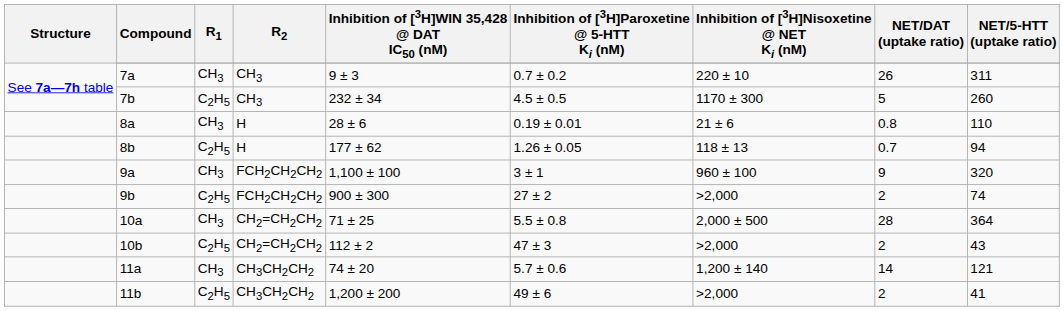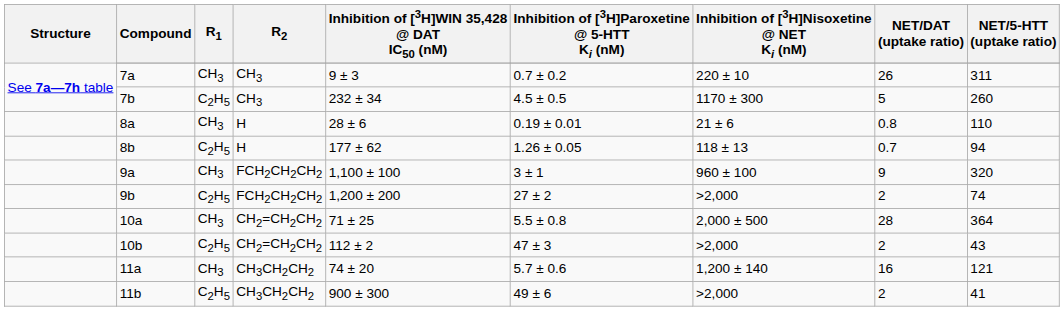(359, 196) 900 ± 300 -> (365, 196) 1,200 ± 200
(885, 269) 14 -> (885, 269) 16
(365, 293) 1,200 ± 200 -> (359, 293) 900 ± 300
